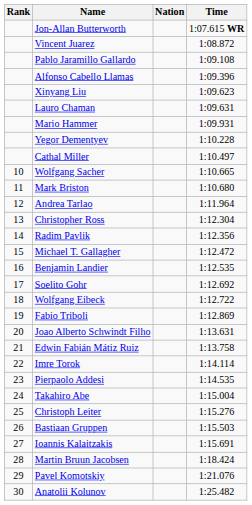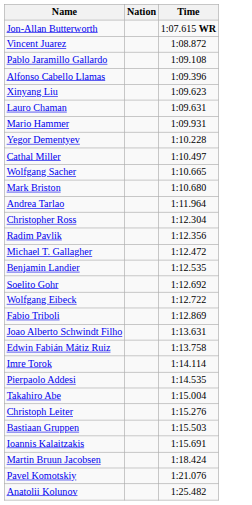- column: (18, 12)
